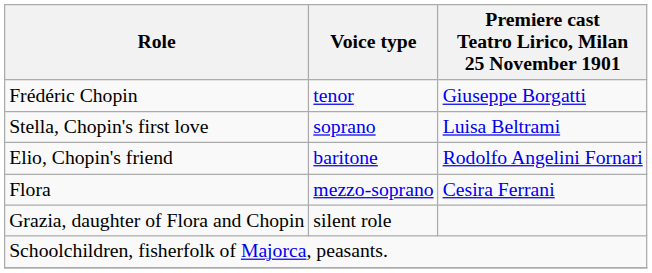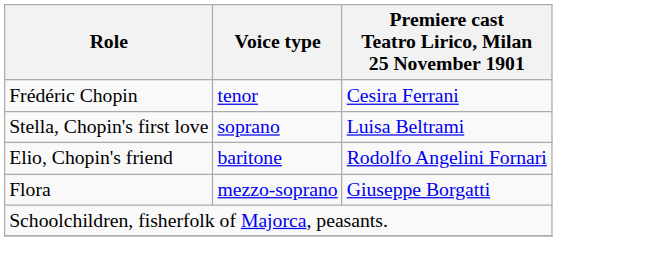(514, 95) Giuseppe Borgatti -> (403, 95) Cesira Ferrani
(499, 189) Cesira Ferrani -> (418, 189) Giuseppe Borgatti
- row: (157, 220)
